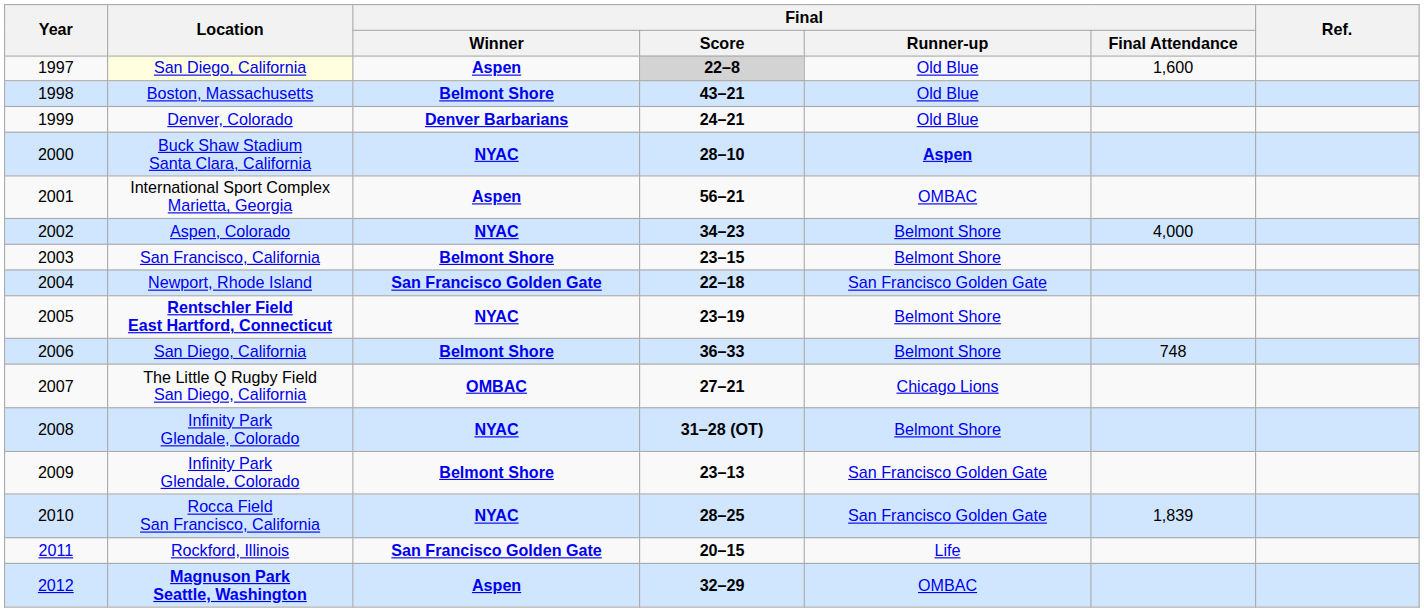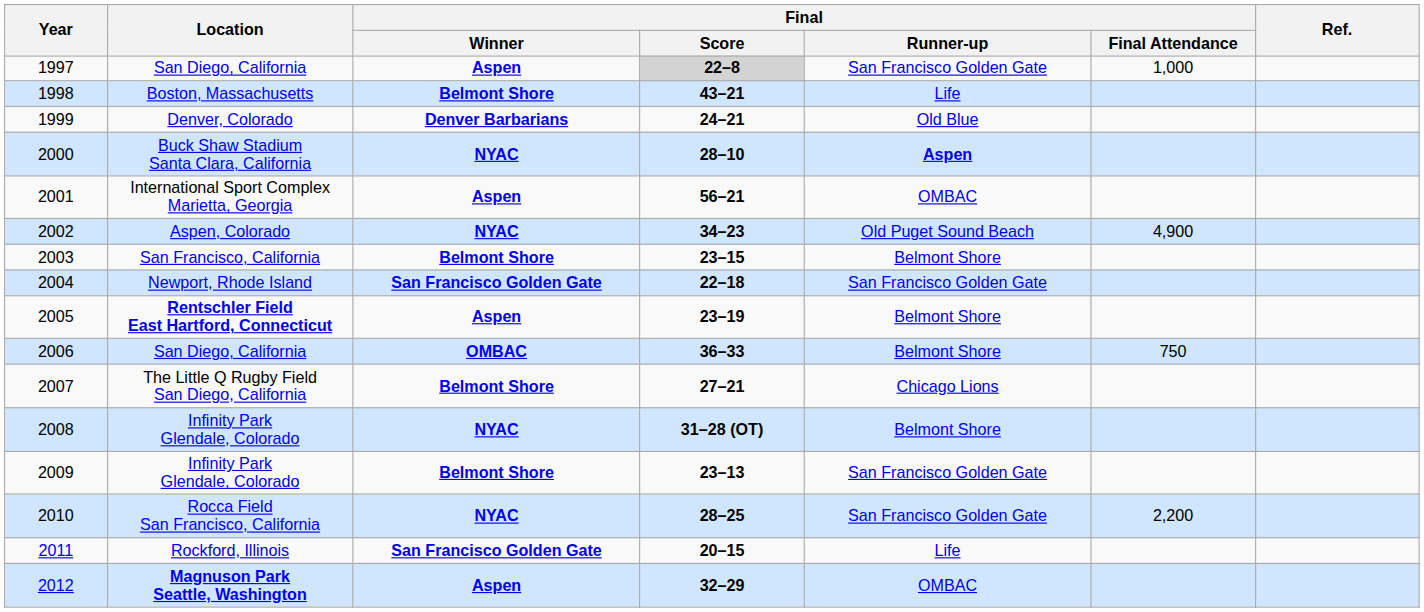(230, 69) lightyellow background -> (230, 69) no background
(948, 69) Old Blue -> (948, 69) San Francisco Golden Gate
(1173, 69) 1,600 -> (1173, 69) 1,000
(948, 94) Old Blue -> (948, 94) Life
(948, 232) Belmont Shore -> (948, 232) Old Puget Sound Beach
(1173, 232) 4,000 -> (1173, 232) 4,900
(497, 317) NYAC -> (497, 317) Aspen
(497, 352) Belmont Shore -> (497, 352) OMBAC
(1173, 352) 748 -> (1173, 352) 750
(497, 386) OMBAC -> (497, 386) Belmont Shore
(1173, 516) 1,839 -> (1173, 516) 2,200
